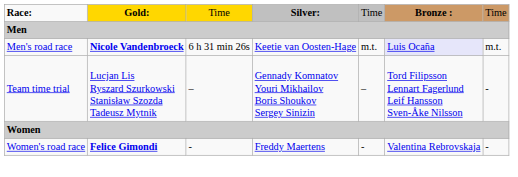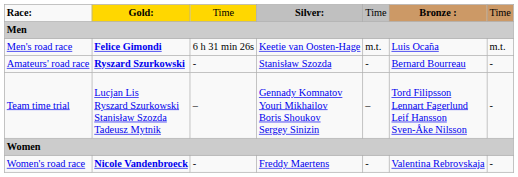(137, 47) Nicole Vandenbroeck -> (128, 47) Felice Gimondi
(411, 47) lavender background -> (415, 47) no background
+ row: (48, 64)
(124, 147) Felice Gimondi -> (141, 164) Nicole Vandenbroeck
